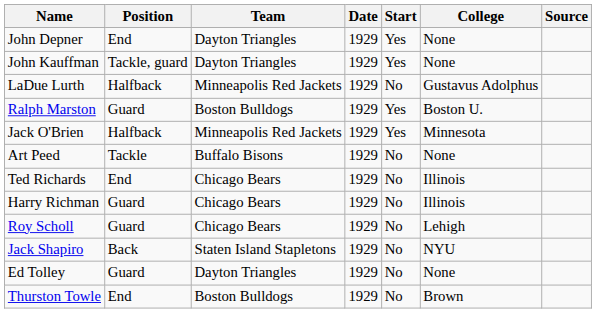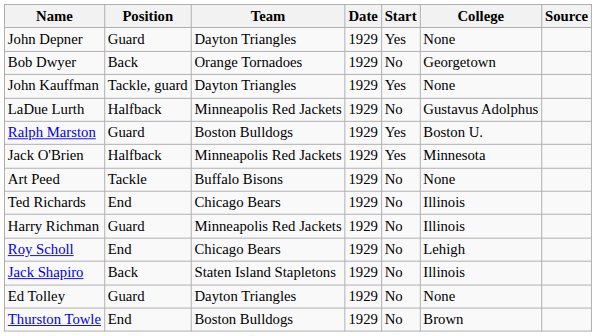(120, 39) End -> (126, 39) Guard
+ row: (42, 62)
(238, 202) Chicago Bears -> (268, 226) Minneapolis Red Jackets
(126, 226) Guard -> (120, 249) End
(439, 249) NYU -> (444, 272) Illinois
